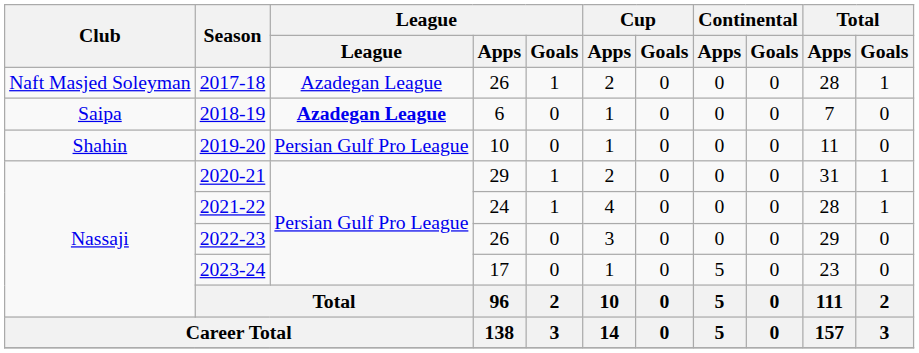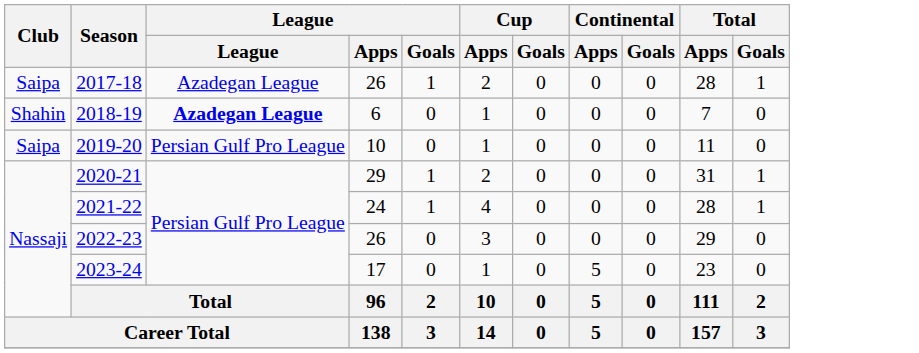(100, 82) Naft Masjed Soleyman -> (38, 82) Saipa
(100, 113) Saipa -> (38, 113) Shahin
(100, 144) Shahin -> (38, 144) Saipa
